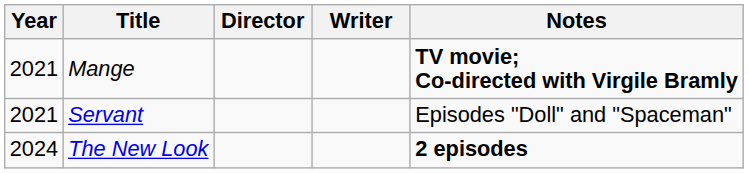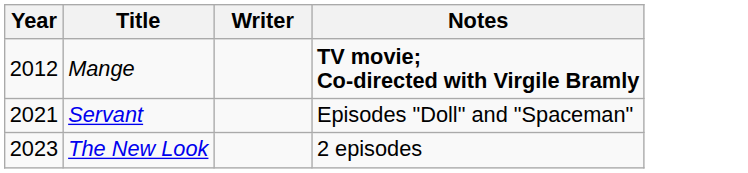- column: (263, 21)
(34, 68) 2021 -> (34, 68) 2012
(34, 149) 2024 -> (34, 149) 2023
(472, 149) bold -> (370, 149) normal
